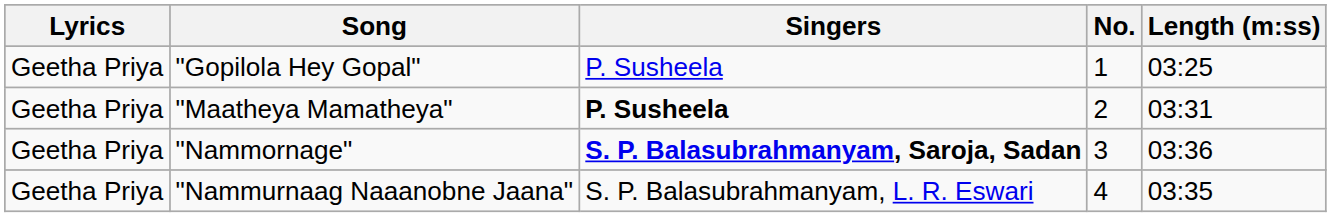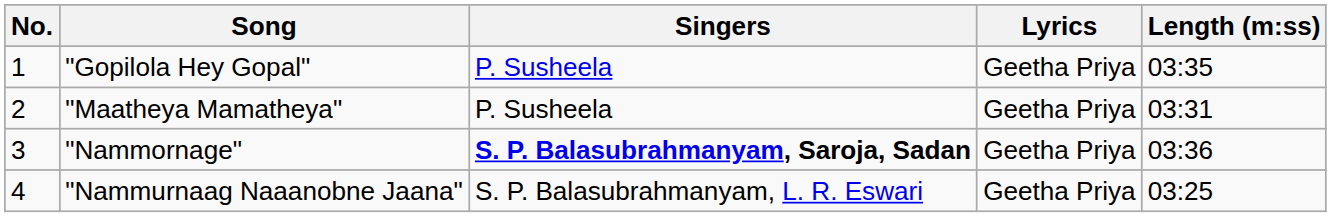columns swapped: (1115, 26) <-> (87, 26)
(1180, 67) 03:25 -> (1180, 67) 03:35
(657, 109) bold -> (544, 109) normal
(1180, 191) 03:35 -> (1180, 191) 03:25
